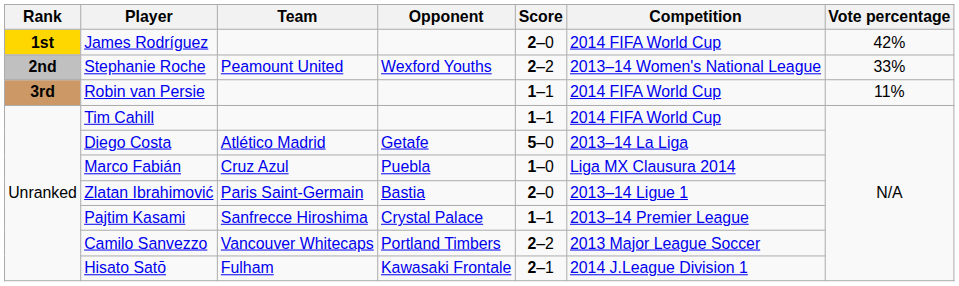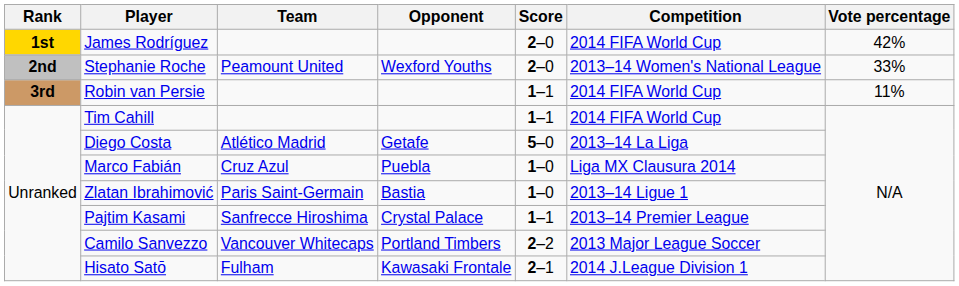(541, 67) 2–2 -> (541, 67) 2–0
(541, 192) 2–0 -> (541, 192) 1–0
